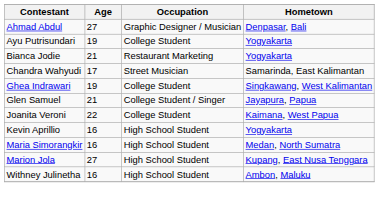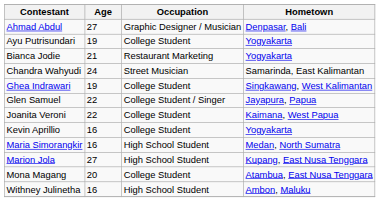(92, 71) 17 -> (92, 71) 24
(92, 101) 21 -> (92, 101) 22
(166, 130) High School Student -> (157, 130) College Student
+ row: (36, 175)
